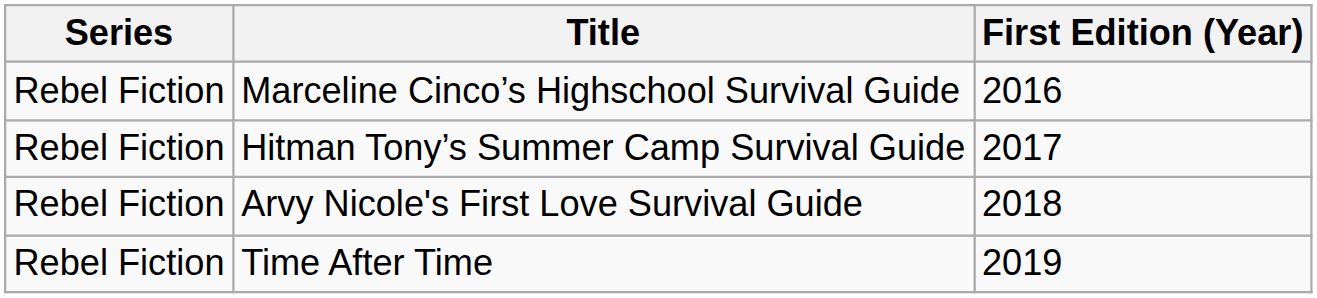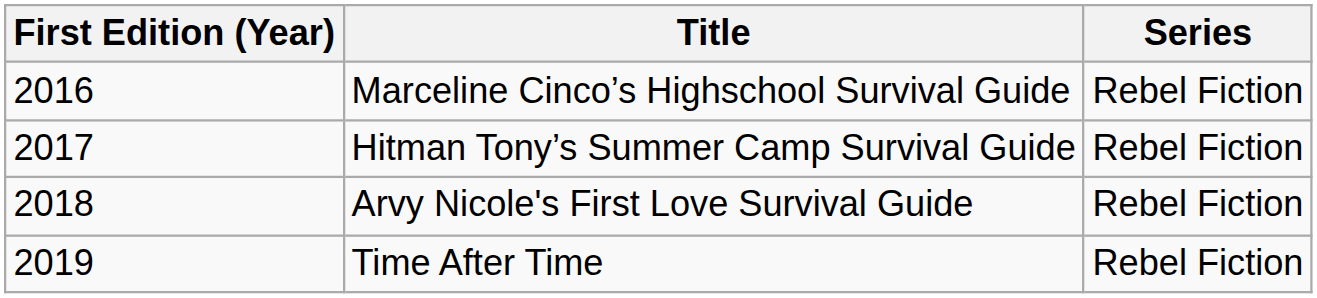columns swapped: (1143, 33) <-> (119, 33)
